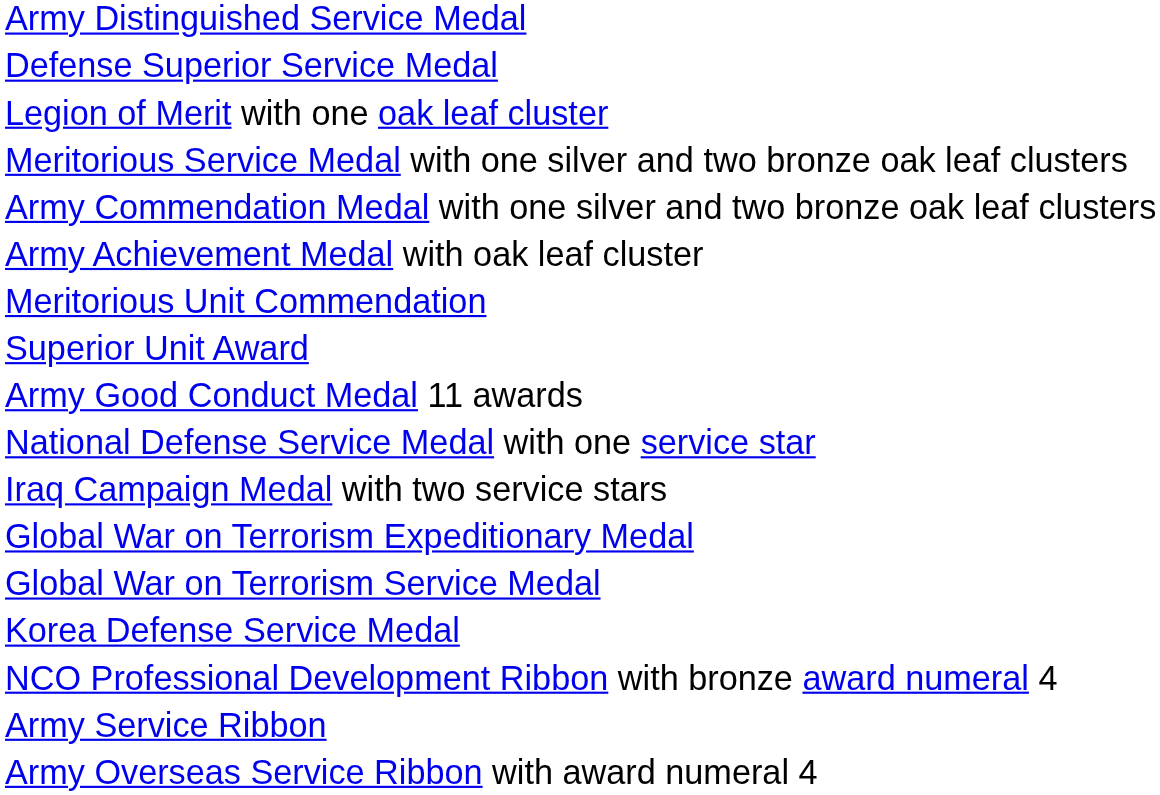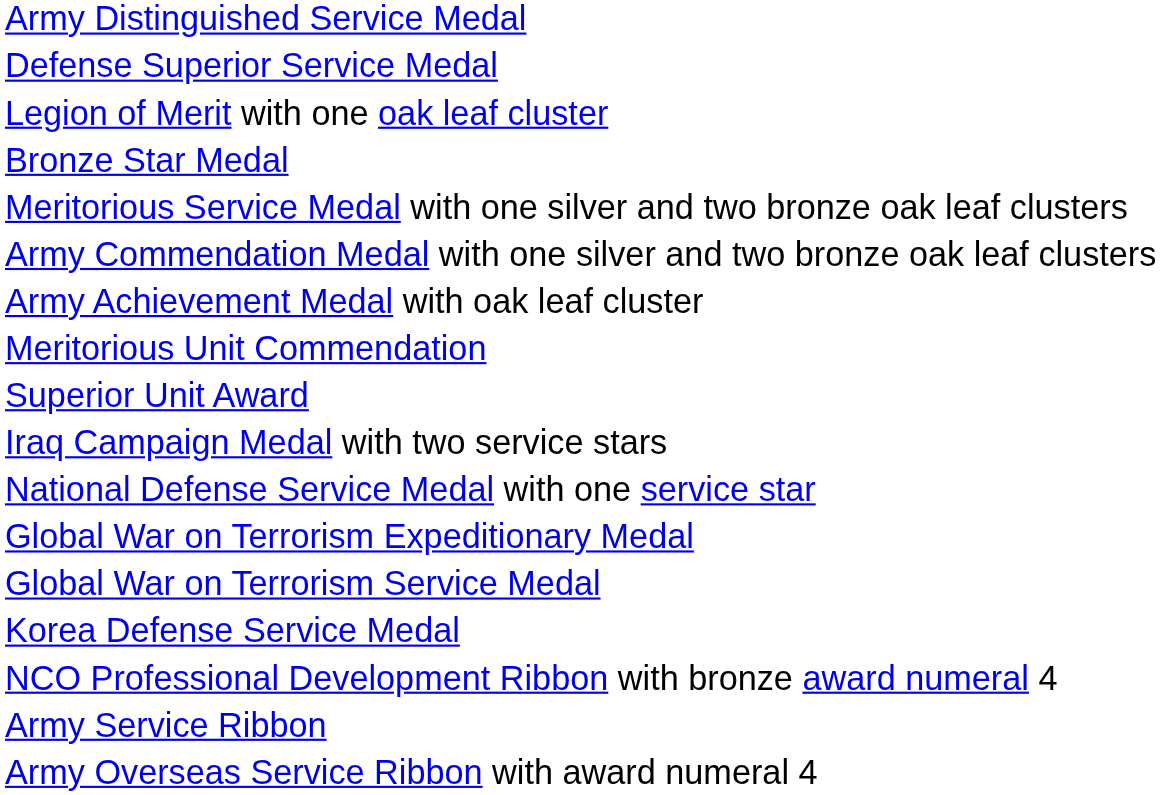+ row: (147, 160)
- row: (294, 395)
rows swapped: (410, 442) <-> (336, 489)
